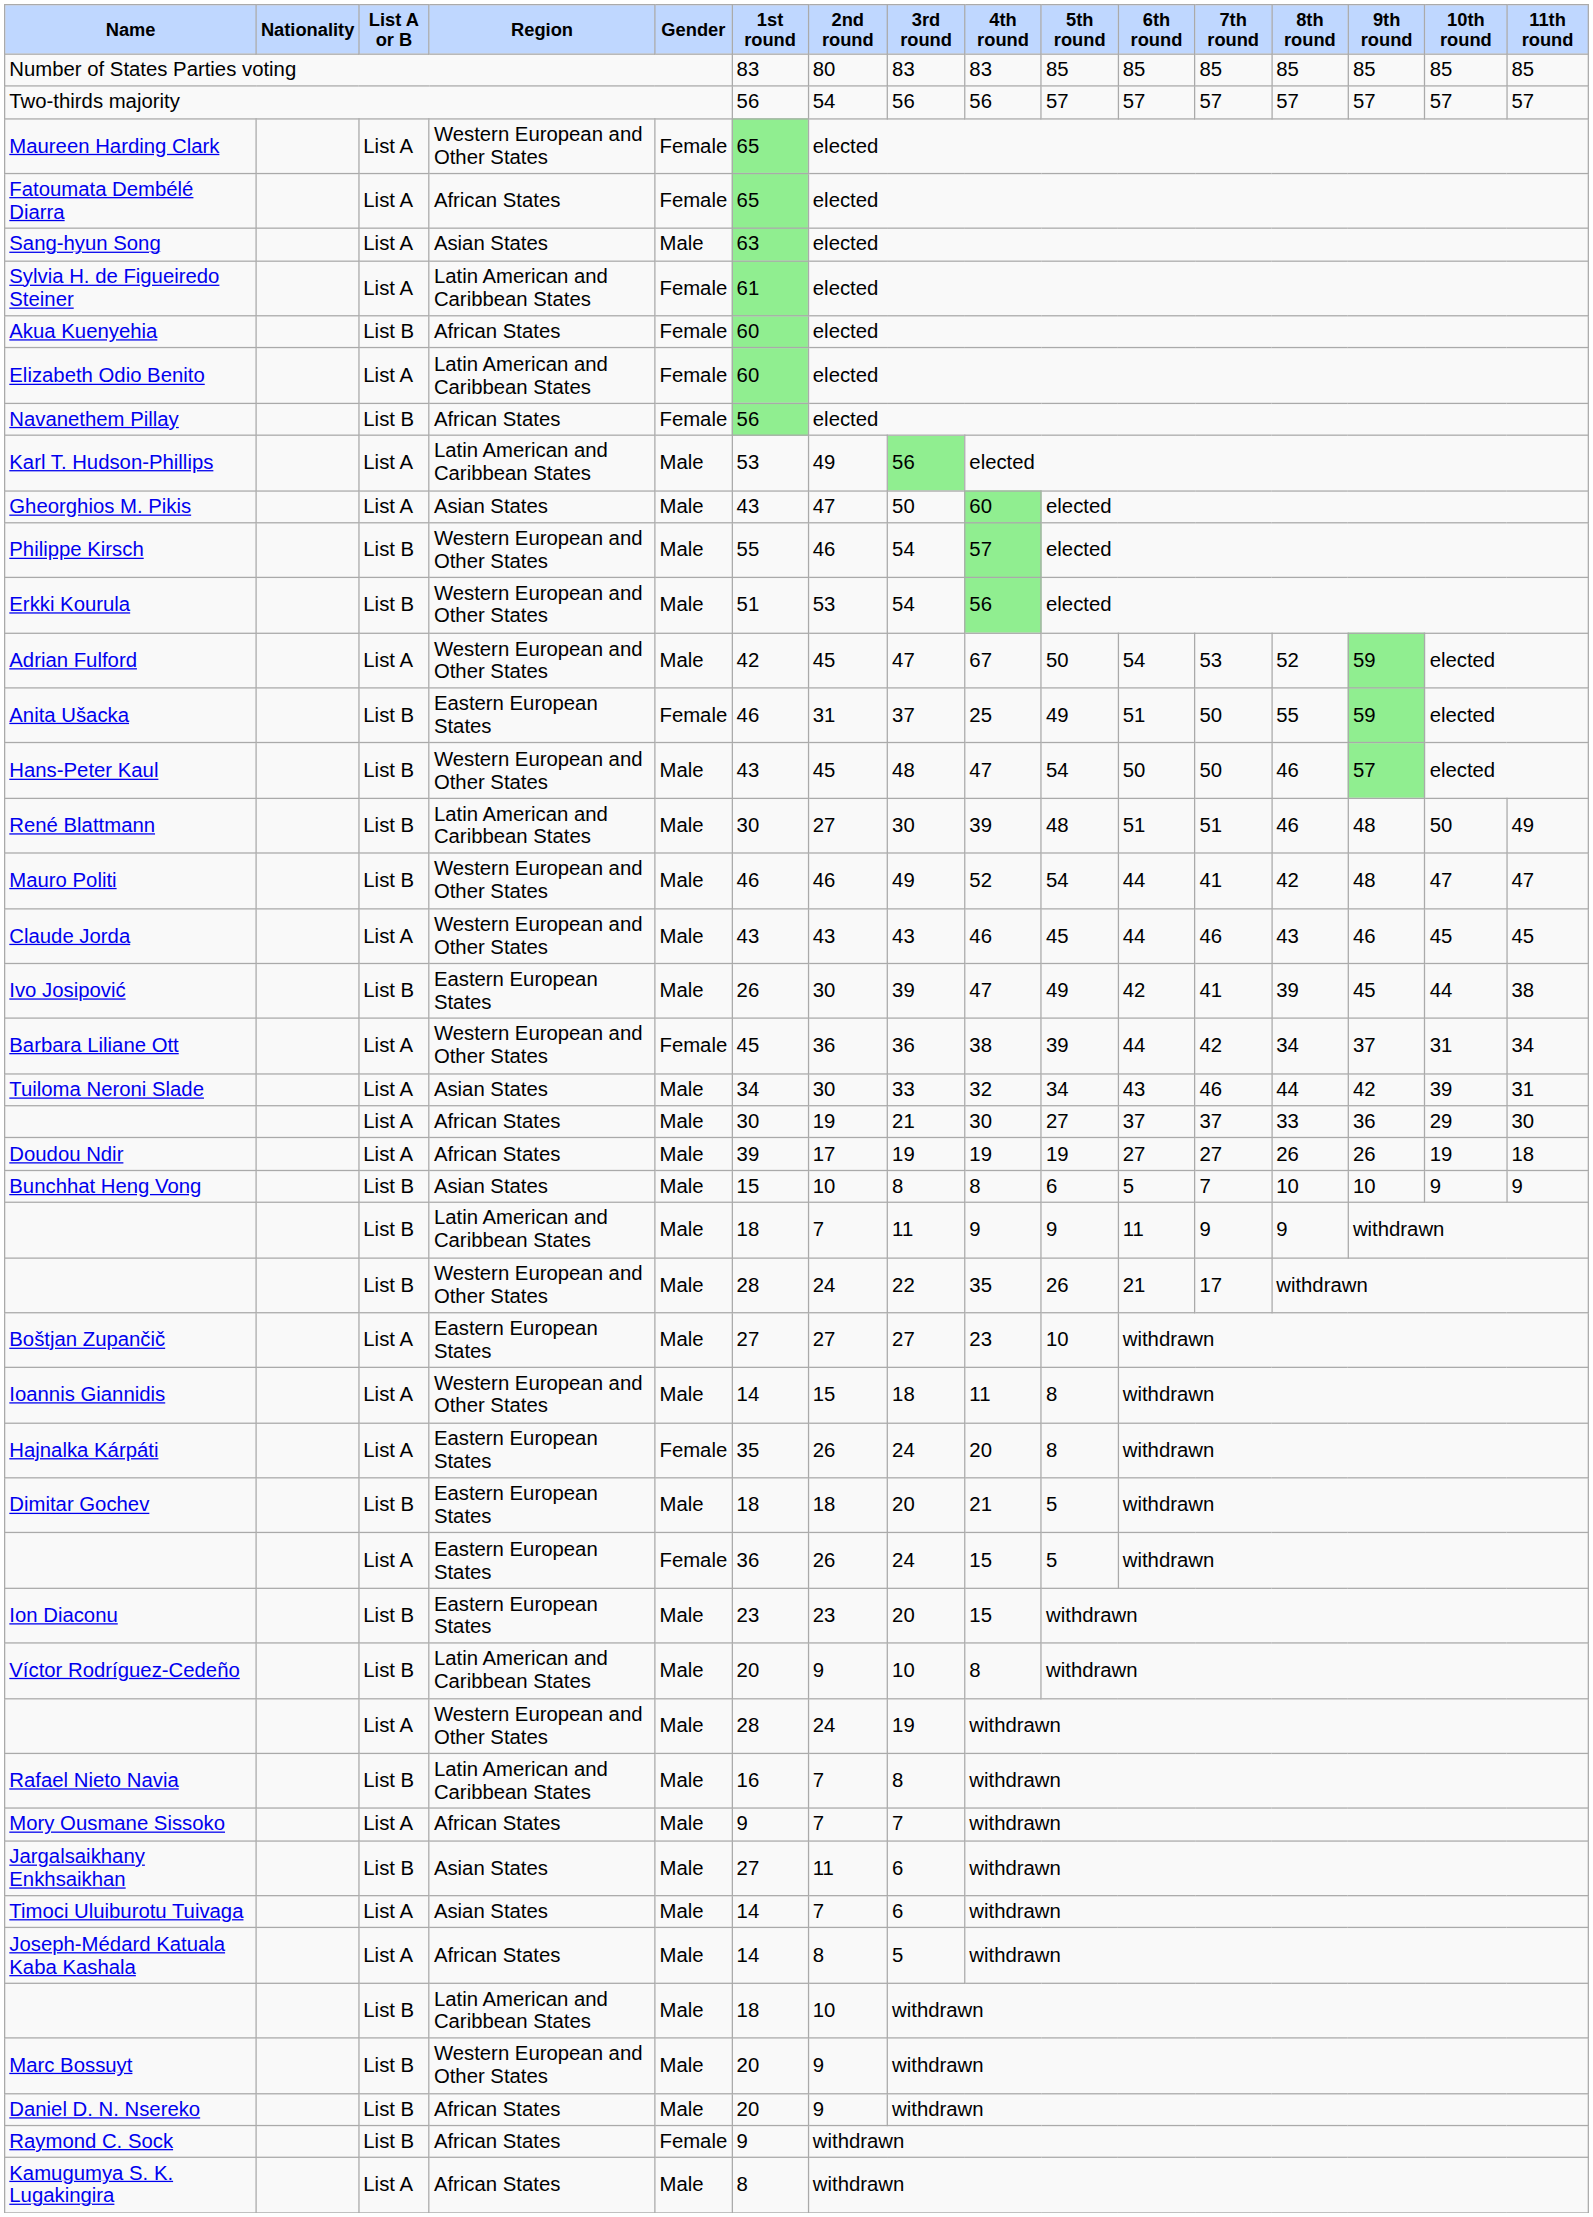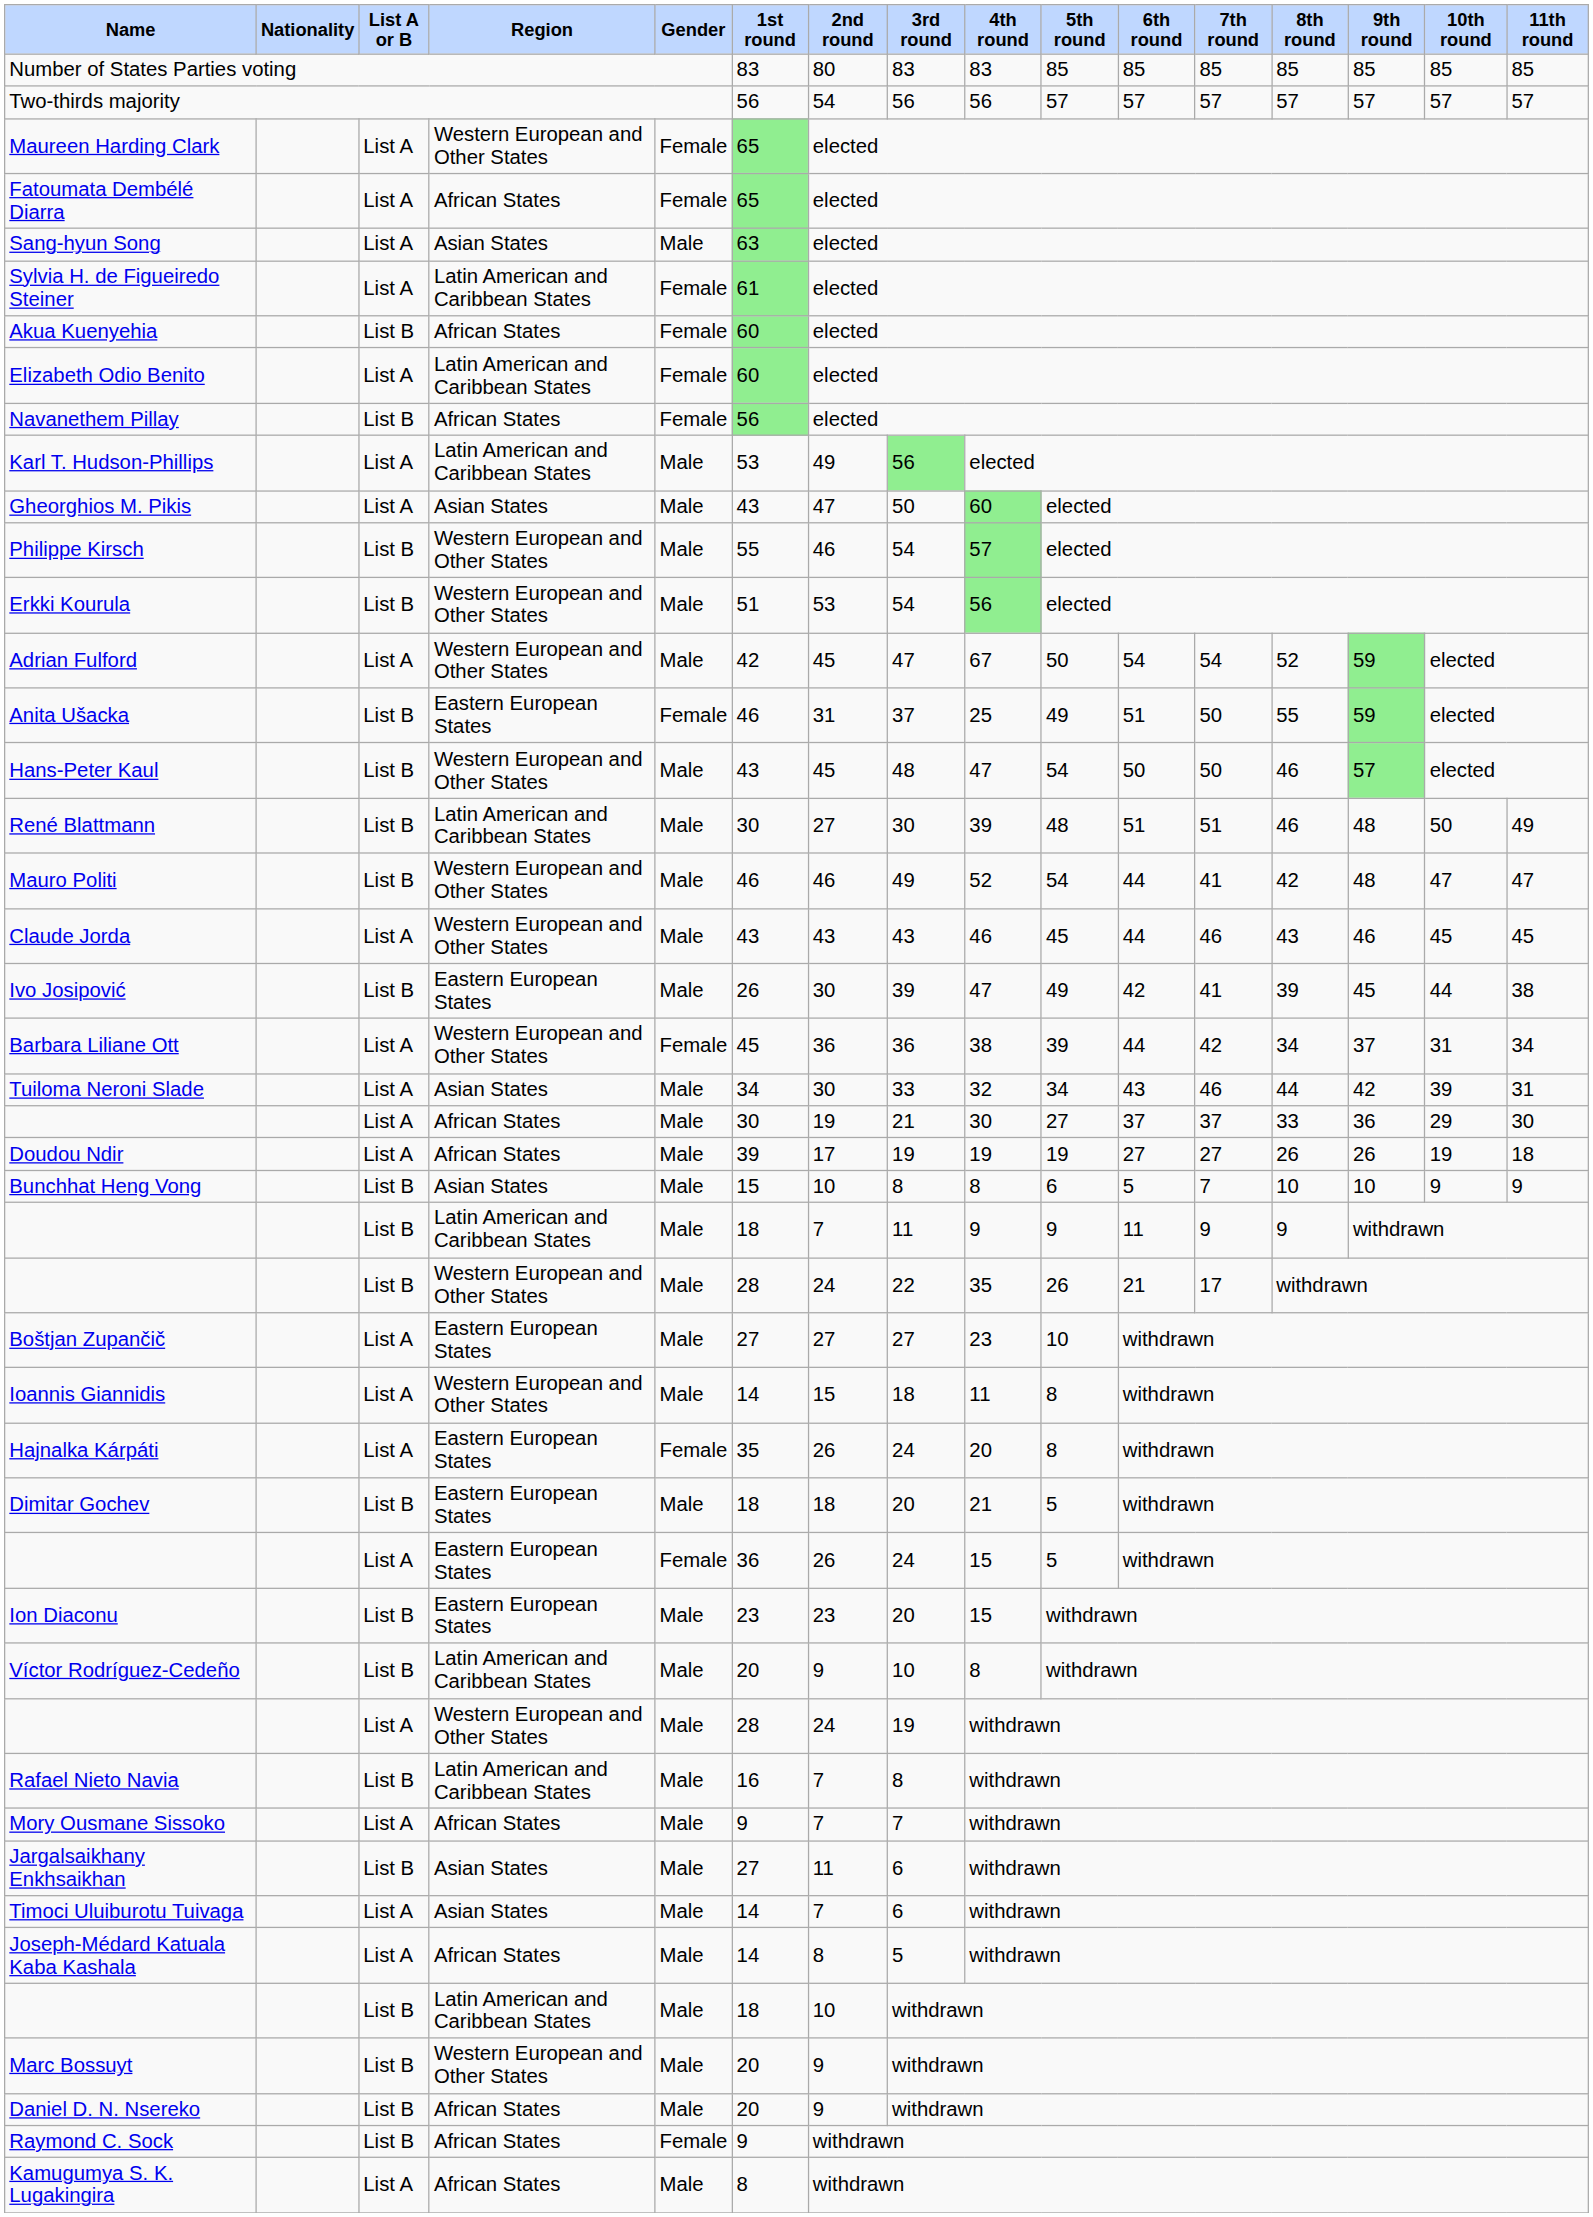(1211, 660) 53 -> (1211, 660) 54
